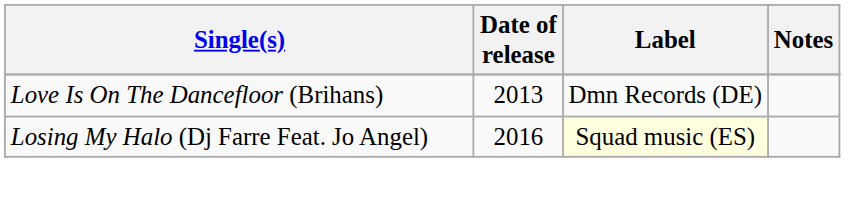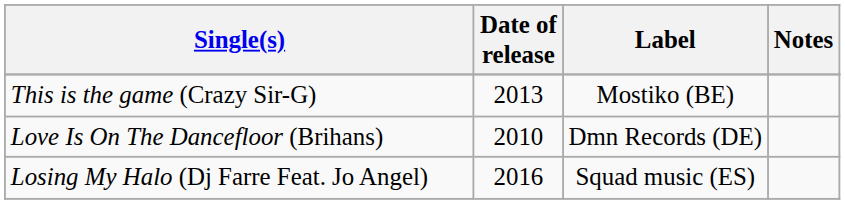+ row: (164, 95)
(518, 95) 2013 -> (518, 136) 2010
(665, 136) lightyellow background -> (665, 177) no background
